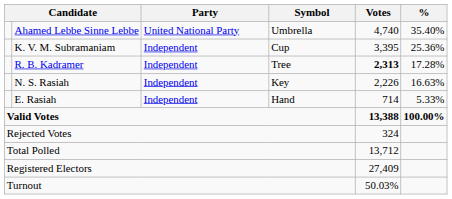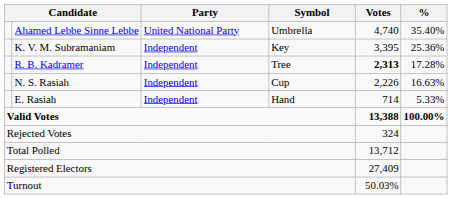(280, 47) Cup -> (280, 47) Key
(280, 82) Key -> (280, 82) Cup
